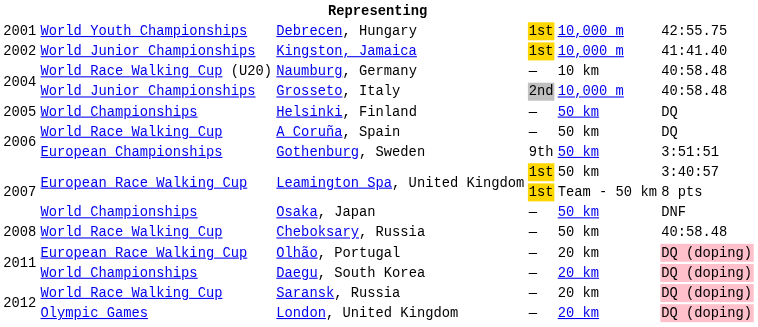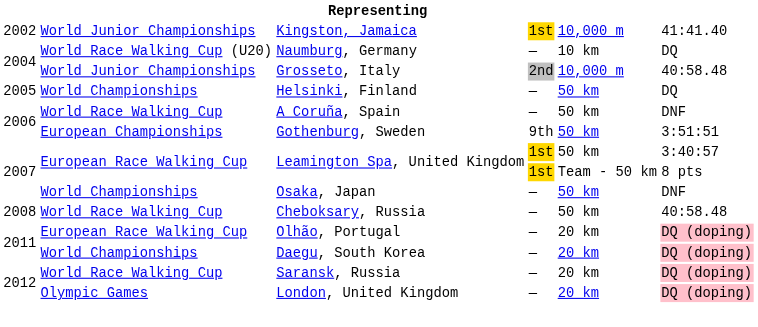- row: (20, 31)
(694, 72) 40:58.48 -> (669, 51) DQ
(669, 132) DQ -> (674, 112) DNF
